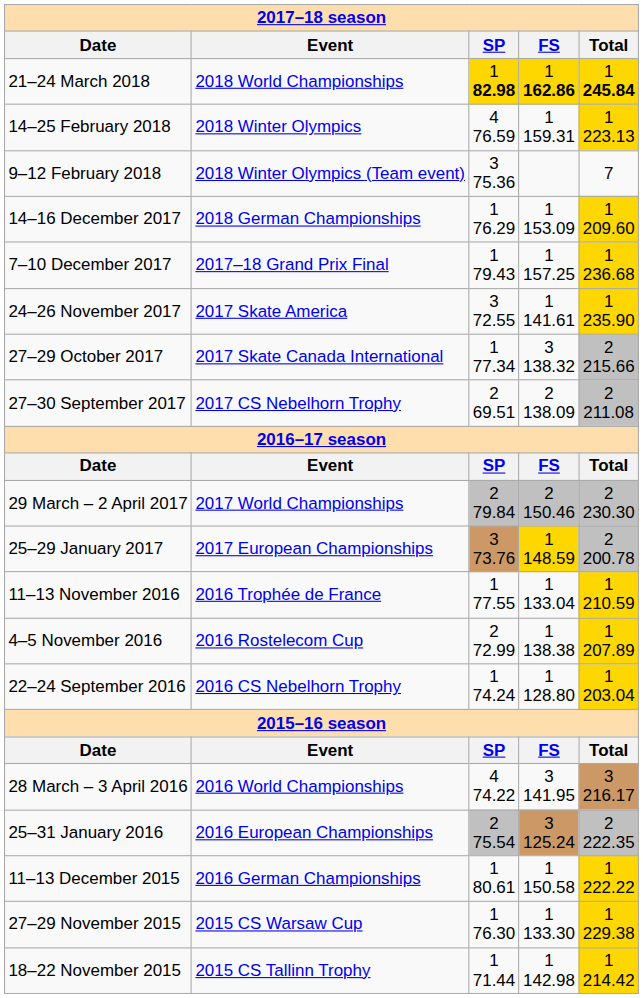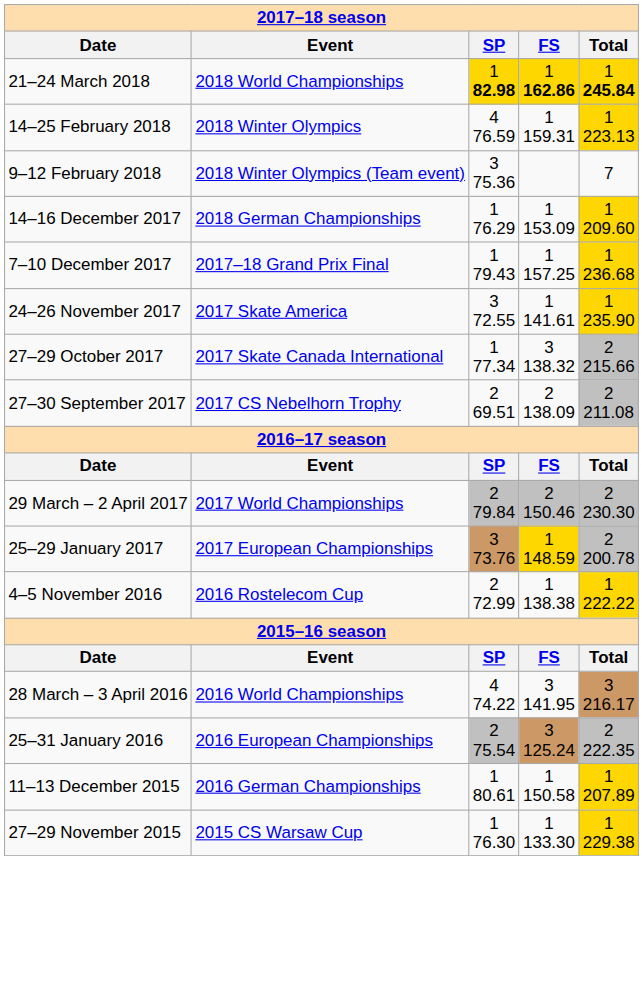- row: (94, 594)
(609, 640) 1 207.89 -> (609, 594) 1 222.22
- row: (97, 686)
(609, 878) 1 222.22 -> (609, 786) 1 207.89
- row: (95, 970)
